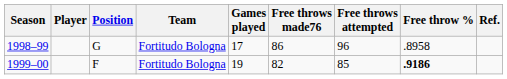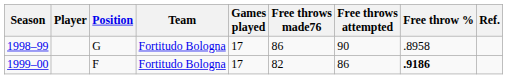(343, 45) 96 -> (343, 45) 90
(237, 64) 19 -> (237, 64) 17
(343, 64) 85 -> (343, 64) 86
